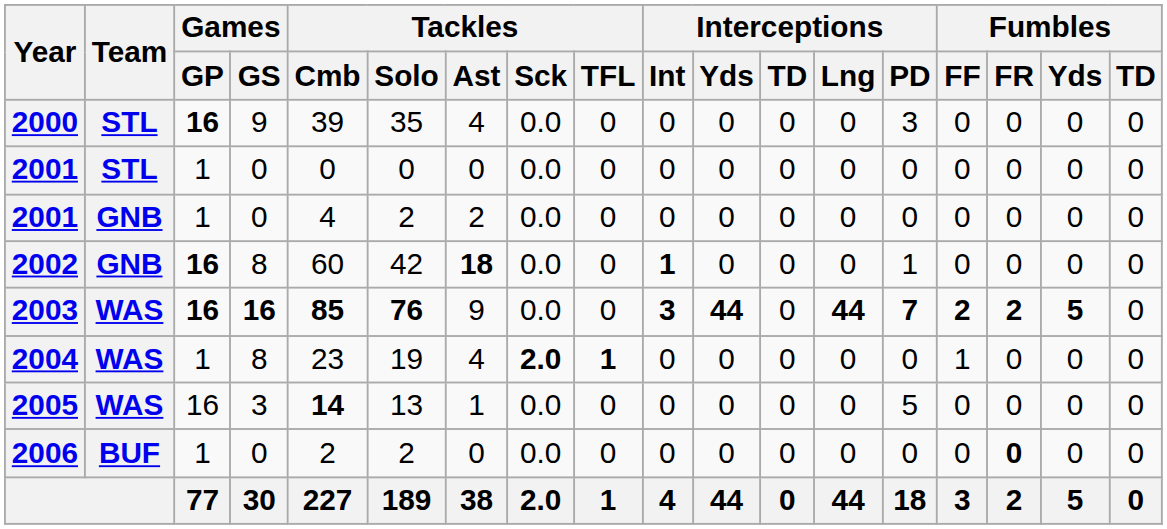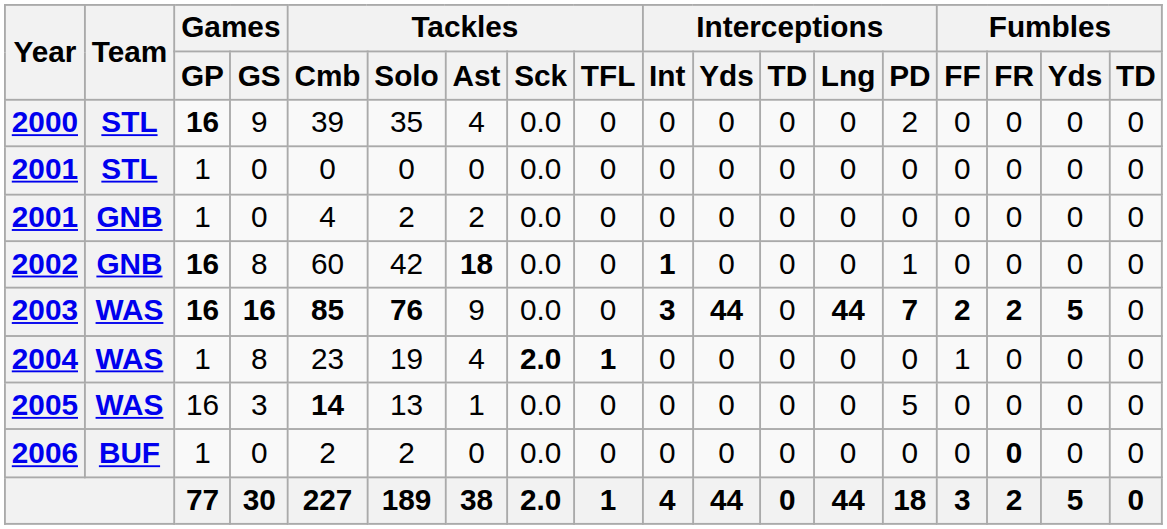(910, 122) 3 -> (910, 122) 2
